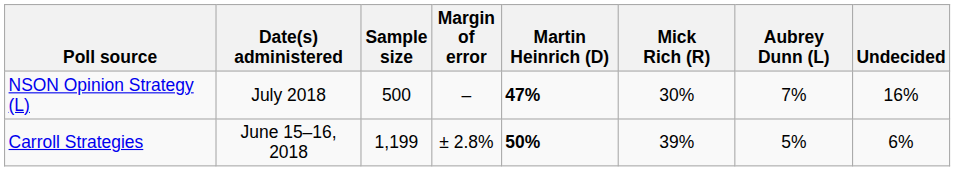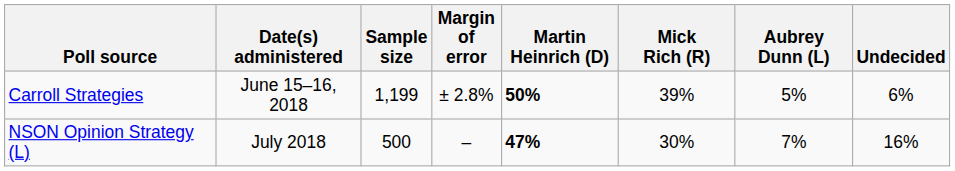rows swapped: (101, 95) <-> (76, 142)
